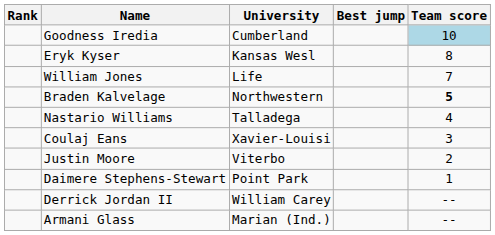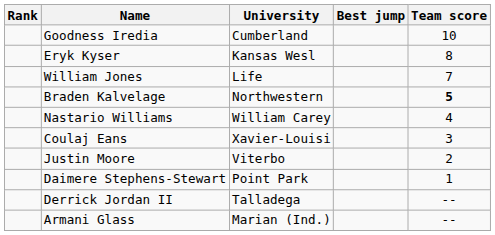(449, 35) lightblue background -> (449, 35) no background
(266, 118) Talladega -> (281, 118) William Carey
(281, 200) William Carey -> (266, 200) Talladega
